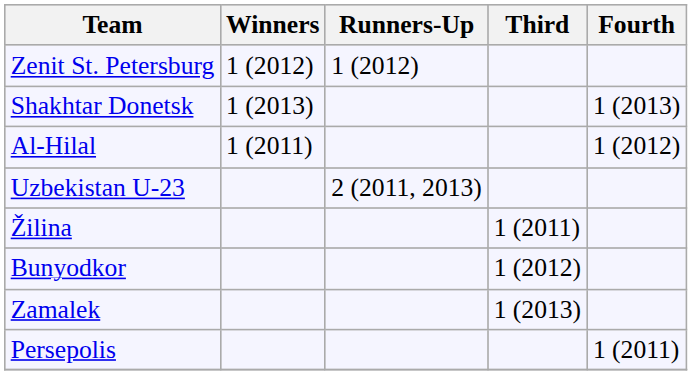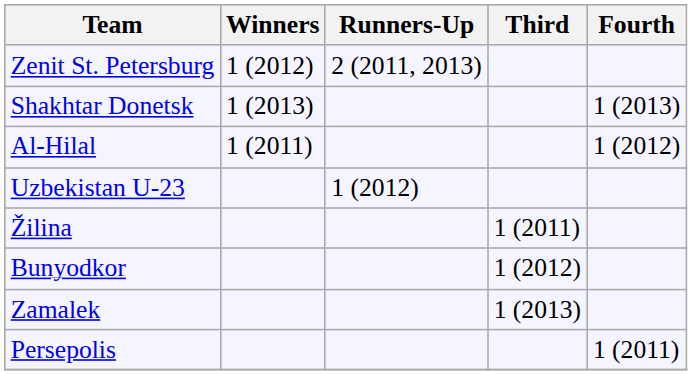(375, 65) 1 (2012) -> (407, 65) 2 (2011, 2013)
(407, 187) 2 (2011, 2013) -> (375, 187) 1 (2012)
